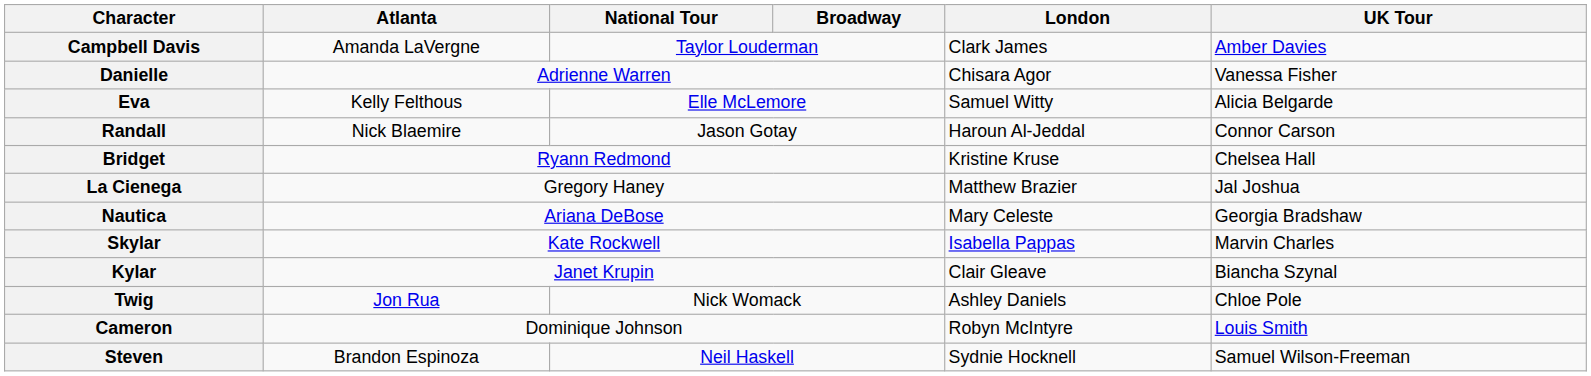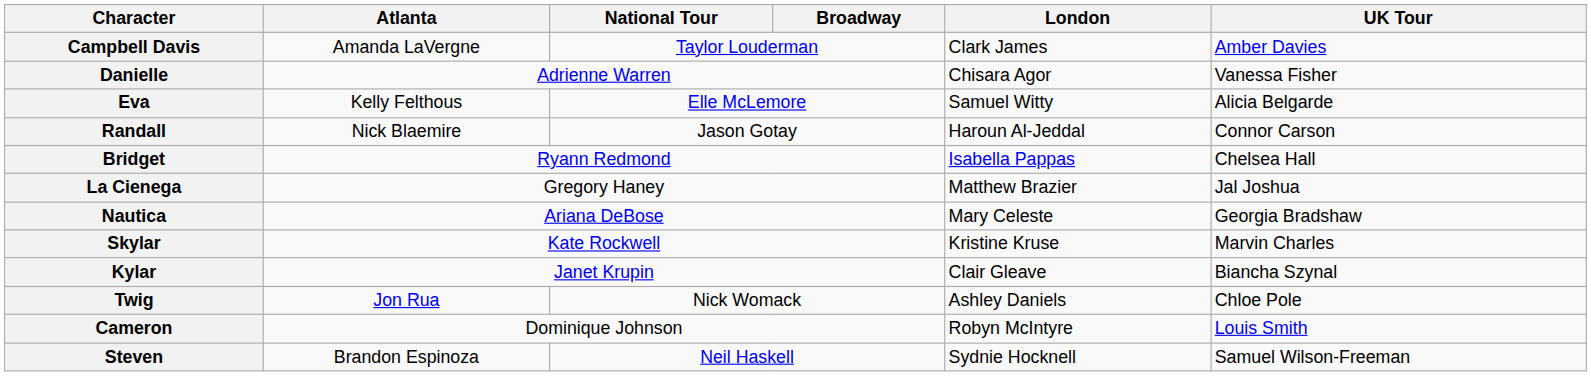(1004, 159) Kristine Kruse -> (1012, 159) Isabella Pappas
(1012, 243) Isabella Pappas -> (1004, 243) Kristine Kruse
